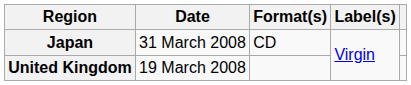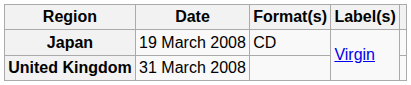(192, 42) 31 March 2008 -> (192, 42) 19 March 2008
(192, 67) 19 March 2008 -> (192, 67) 31 March 2008
